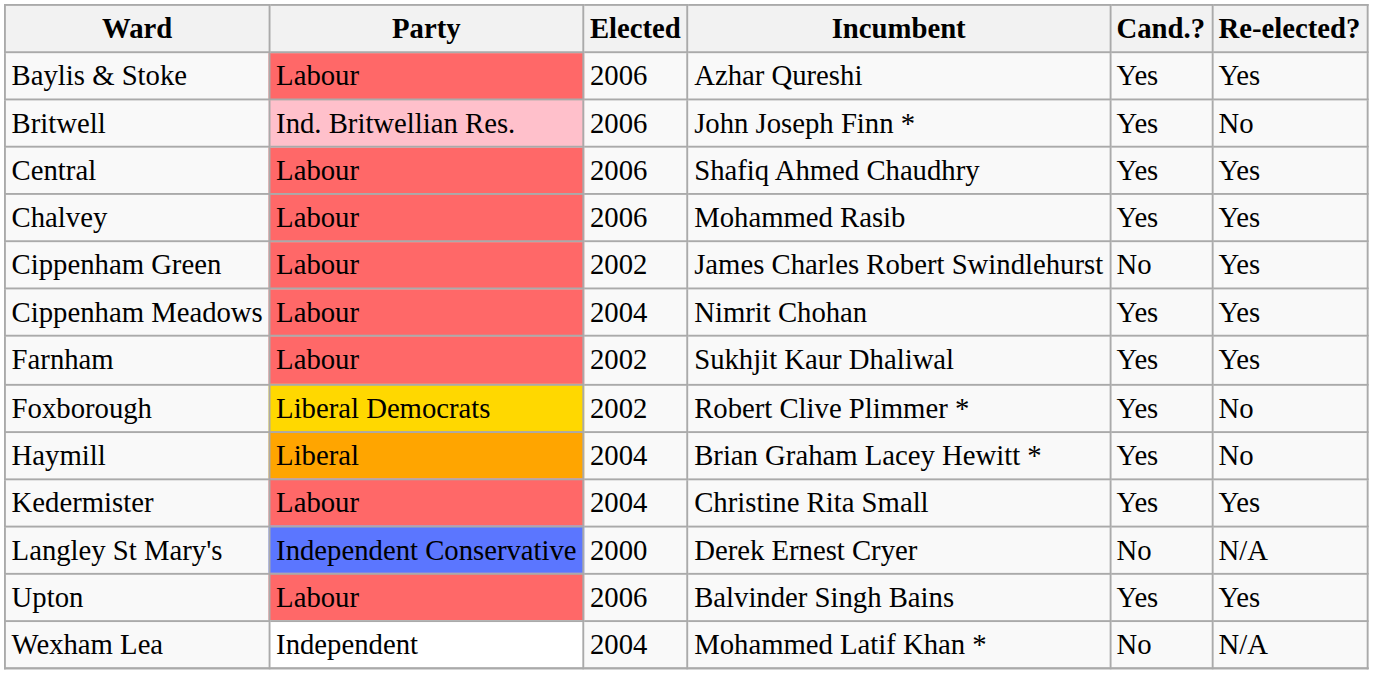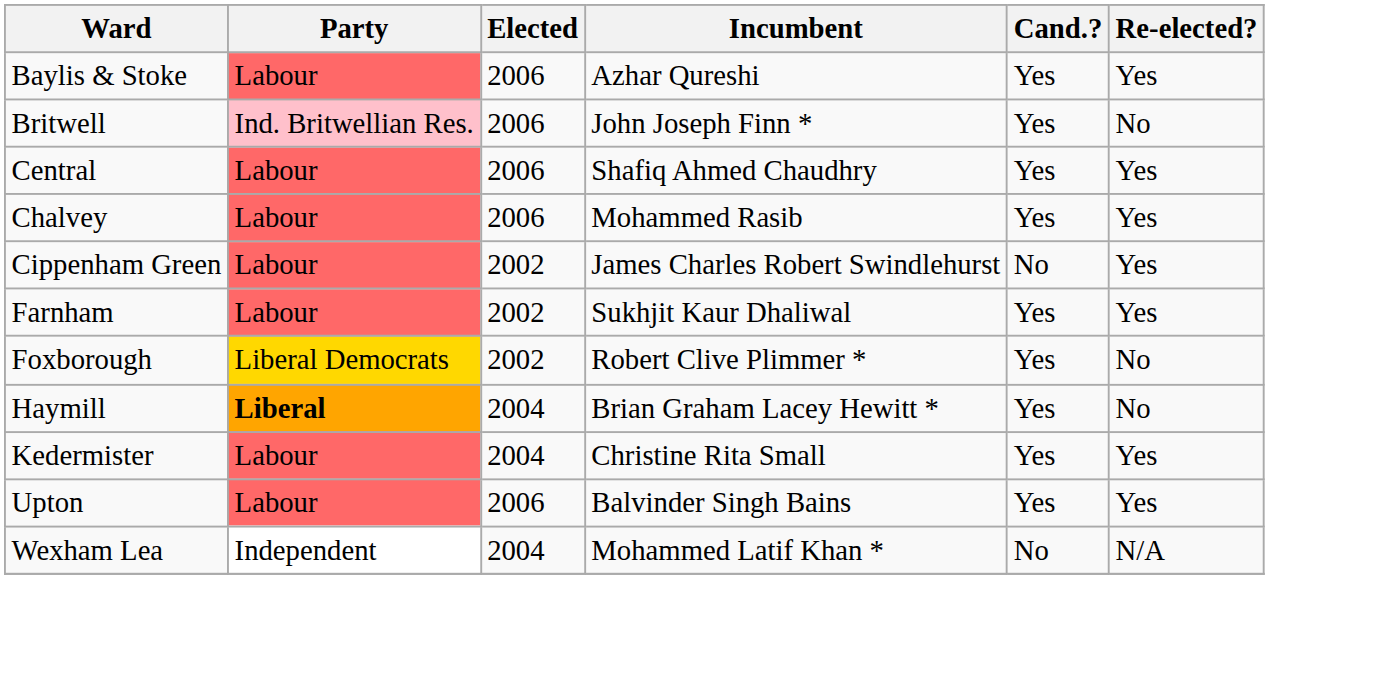- row: (137, 312)
(318, 454) normal -> (280, 407) bold
- row: (117, 549)
